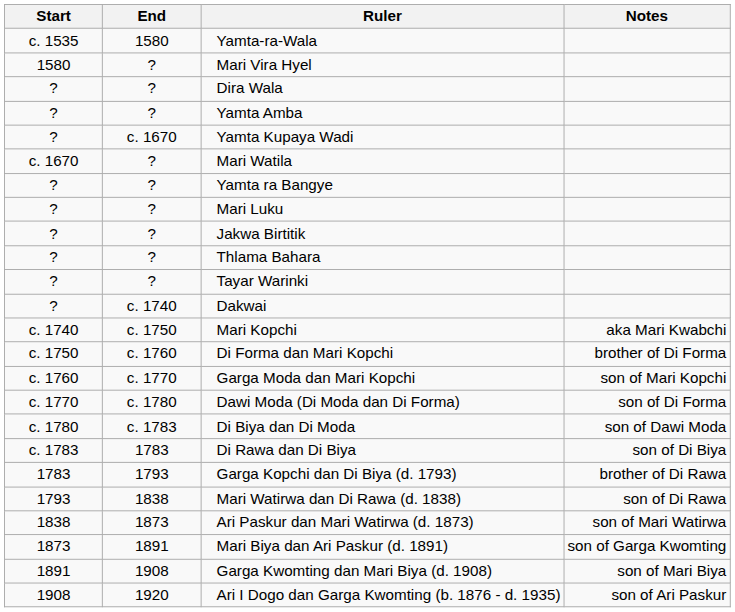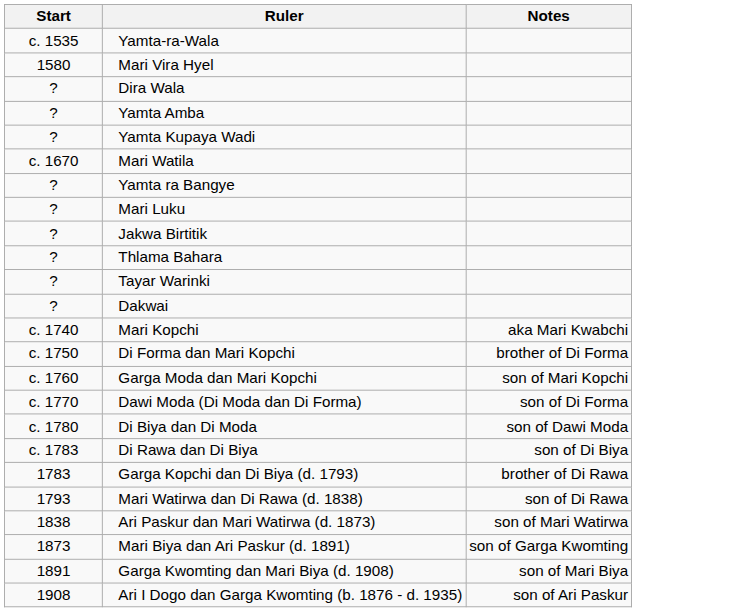- column: (152, 16)
